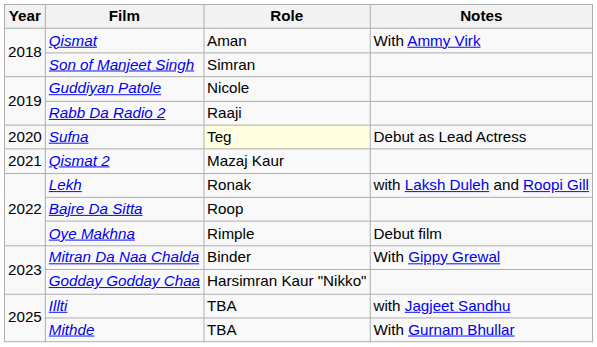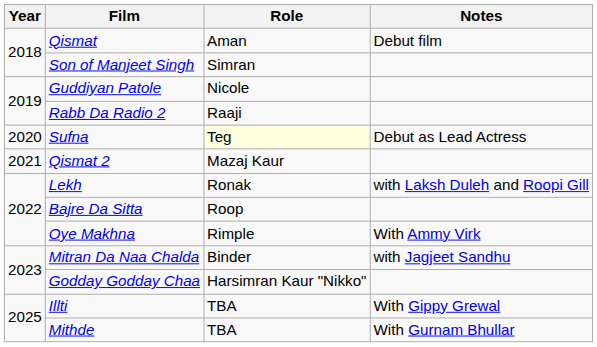(427, 40) With Ammy Virk -> (408, 40) Debut film
(408, 233) Debut film -> (427, 233) With Ammy Virk
(437, 257) With Gippy Grewal -> (442, 257) with Jagjeet Sandhu
(442, 305) with Jagjeet Sandhu -> (437, 305) With Gippy Grewal
